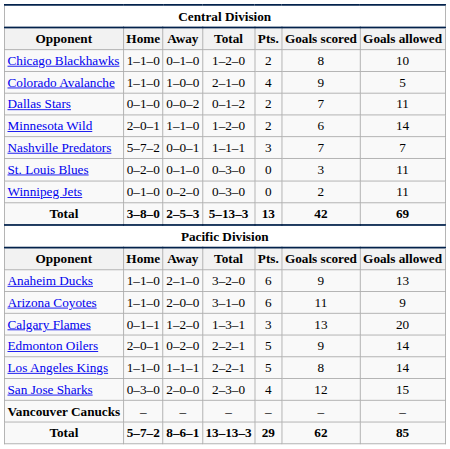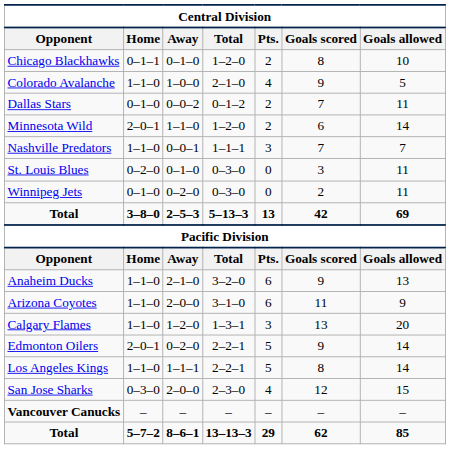(143, 60) 1–1–0 -> (143, 60) 0–1–1
(143, 148) 5–7–2 -> (143, 148) 1–1–0
(143, 324) 0–1–1 -> (143, 324) 1–1–0
